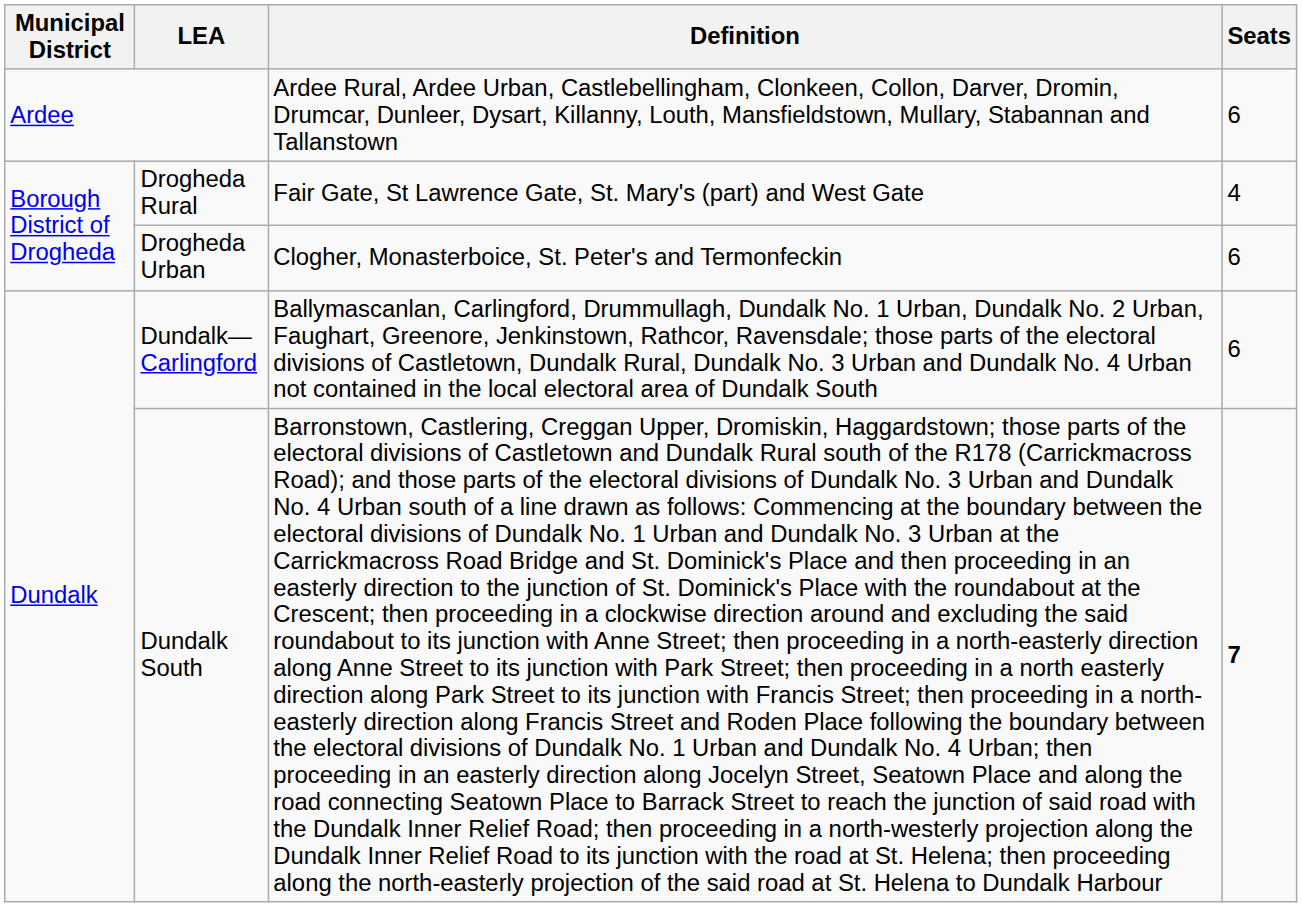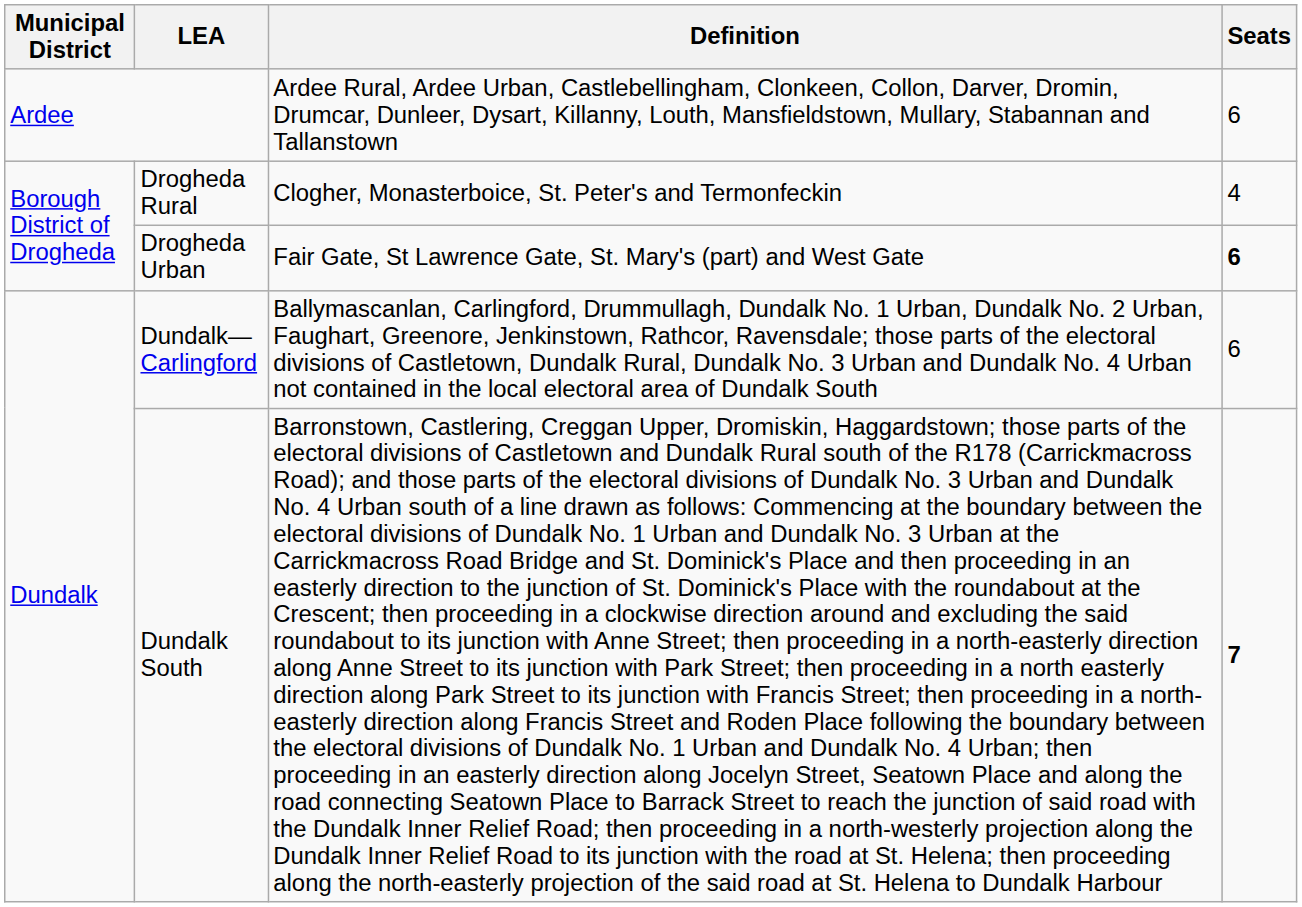(599, 192) Fair Gate, St Lawrence Gate, St. Mary's (part) and West Gate -> (558, 192) Clogher, Monasterboice, St. Peter's and Termonfeckin
(558, 257) Clogher, Monasterboice, St. Peter's and Termonfeckin -> (599, 257) Fair Gate, St Lawrence Gate, St. Mary's (part) and West Gate
(1234, 257) normal -> (1234, 257) bold
